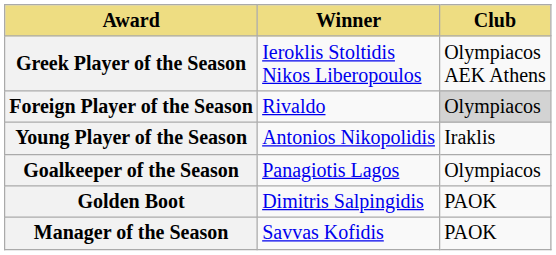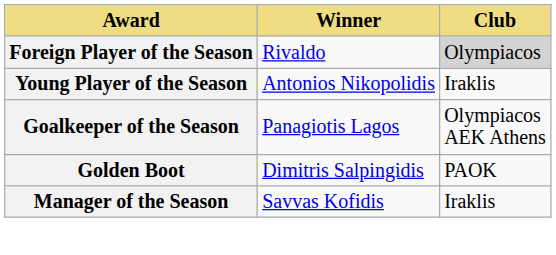- row: (131, 63)
(492, 169) Olympiacos -> (495, 126) Olympiacos AEK Athens
(470, 233) PAOK -> (470, 201) Iraklis
